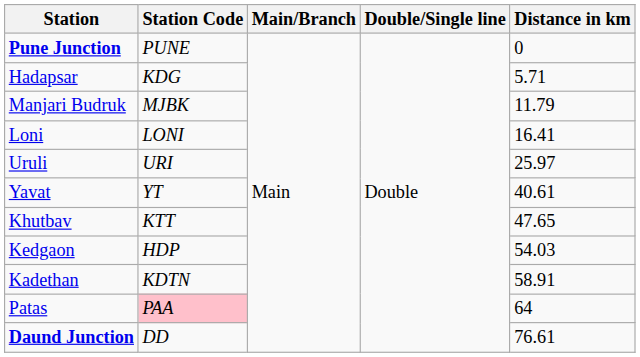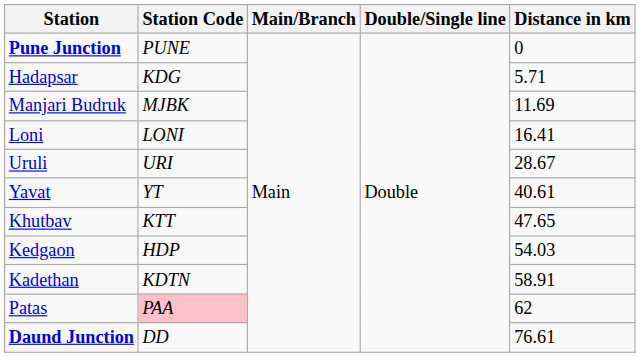(534, 105) 11.79 -> (534, 105) 11.69
(535, 163) 25.97 -> (535, 163) 28.67
(523, 308) 64 -> (523, 308) 62
